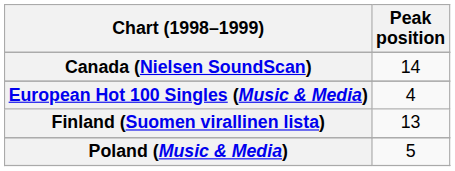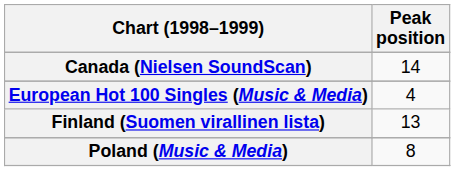(411, 151) 5 -> (411, 151) 8
